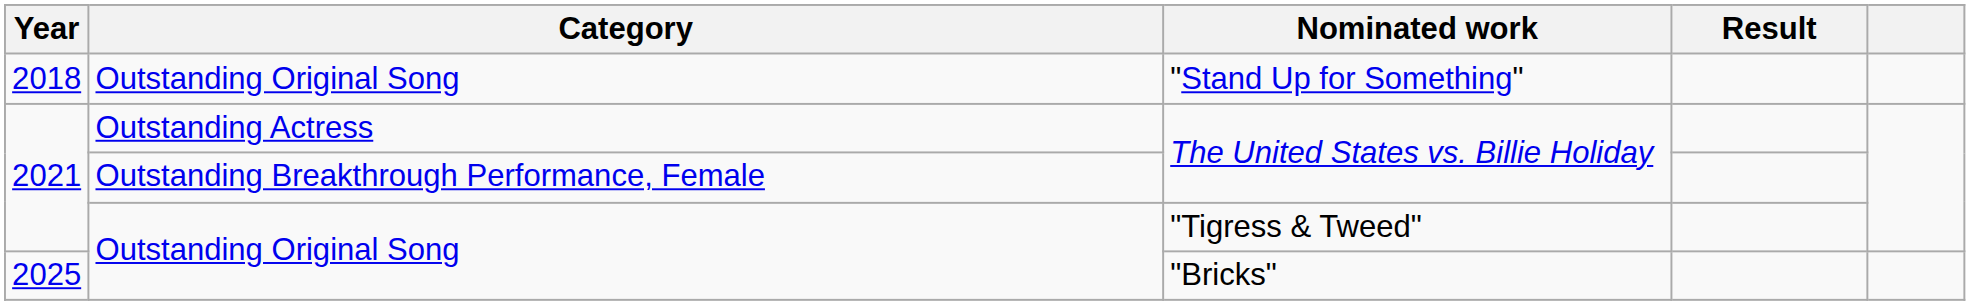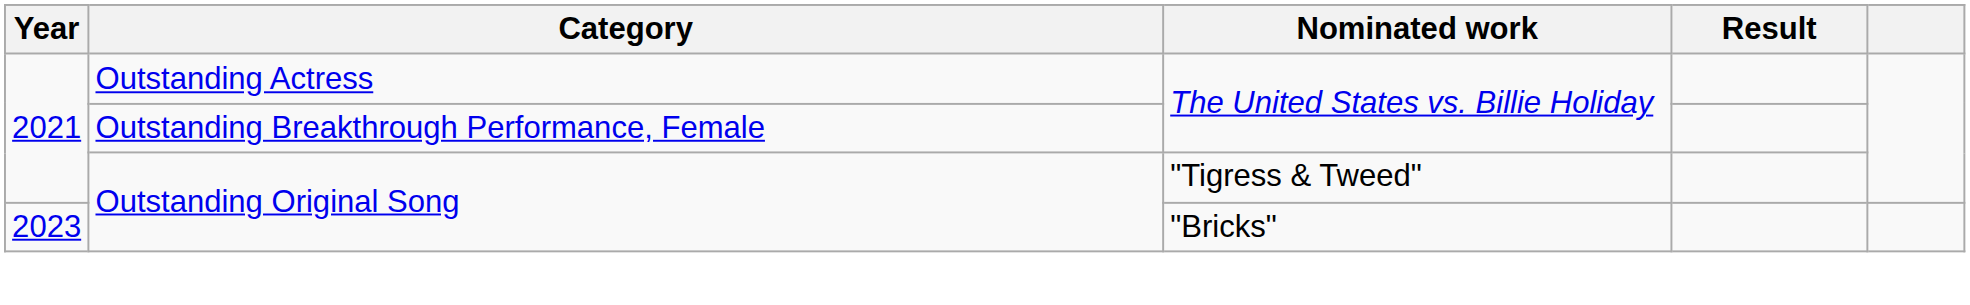- row: (278, 78)
(47, 275) 2025 -> (47, 226) 2023
